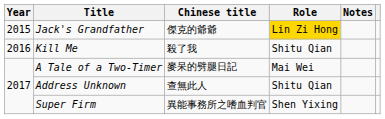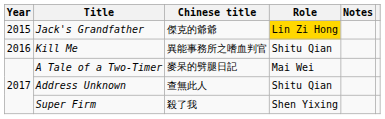(182, 48) 殺了我 -> (217, 48) 異能事務所之嗜血判官
(217, 104) 異能事務所之嗜血判官 -> (182, 104) 殺了我
